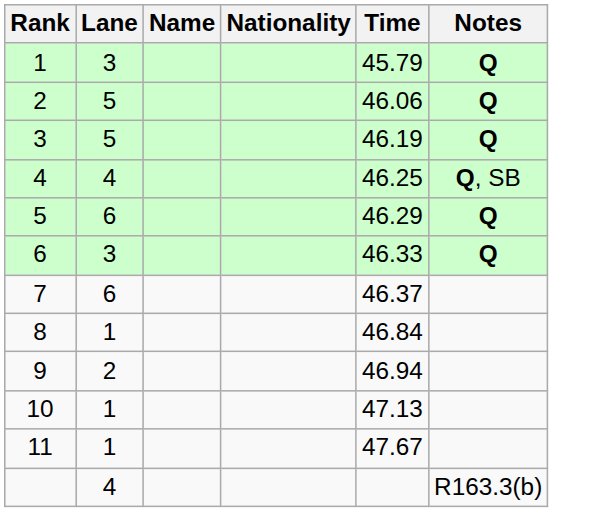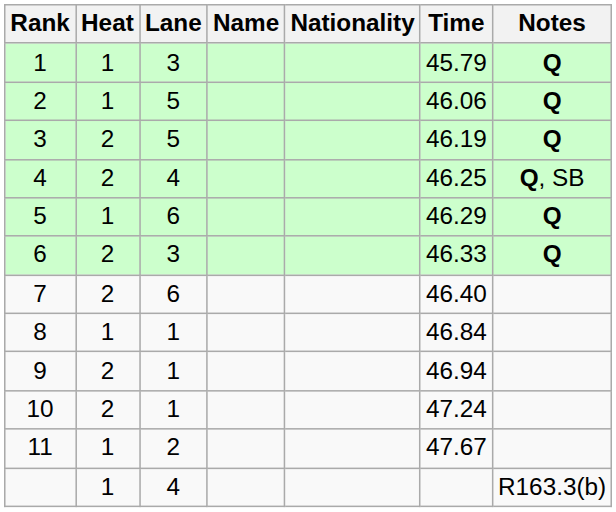+ column: (107, 23)
(392, 293) 46.37 -> (456, 293) 46.40
(109, 370) 2 -> (173, 370) 1
(392, 409) 47.13 -> (456, 409) 47.24
(109, 448) 1 -> (173, 448) 2
